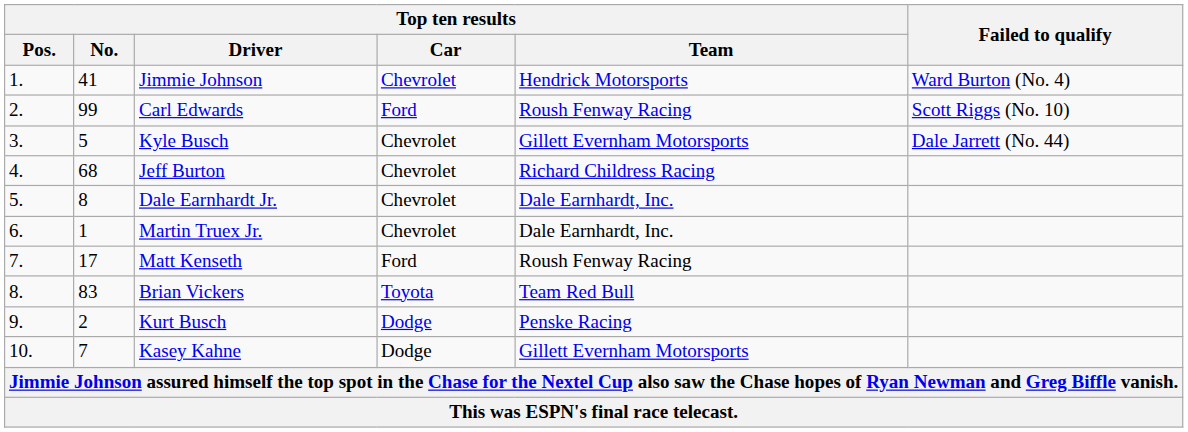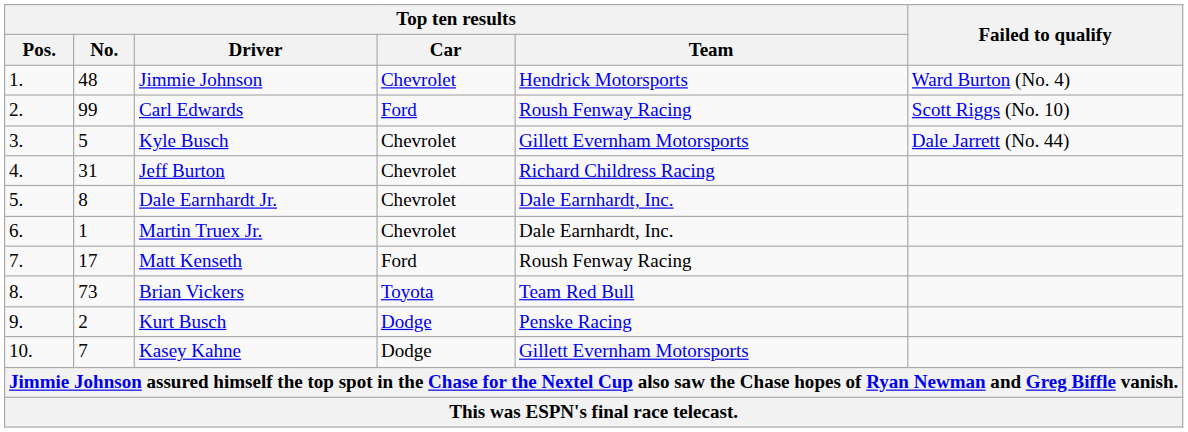(88, 79) 41 -> (88, 79) 48
(88, 170) 68 -> (88, 170) 31
(88, 291) 83 -> (88, 291) 73
